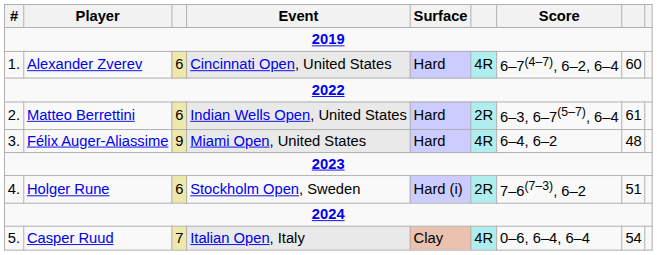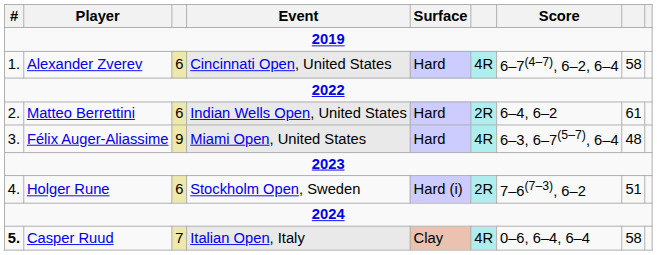(634, 64) 60 -> (634, 64) 58
(559, 115) 6–3, 6–7(5–7), 6–4 -> (529, 113) 6–4, 6–2
(529, 140) 6–4, 6–2 -> (559, 138) 6–3, 6–7(5–7), 6–4
(14, 238) normal -> (14, 238) bold
(634, 238) 54 -> (634, 238) 58
